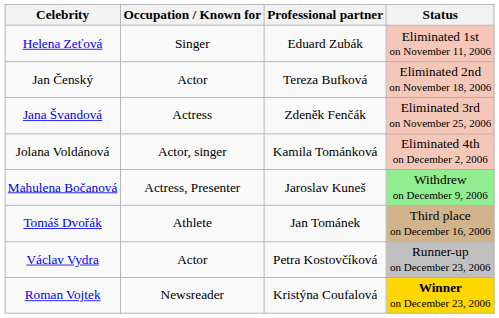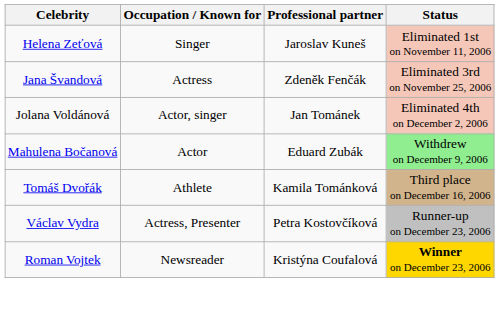(325, 43) Eduard Zubák -> (325, 43) Jaroslav Kuneš
- row: (63, 79)
(325, 151) Kamila Tománková -> (325, 115) Jan Tománek
(192, 187) Actress, Presenter -> (192, 151) Actor
(325, 187) Jaroslav Kuneš -> (325, 151) Eduard Zubák
(325, 223) Jan Tománek -> (325, 187) Kamila Tománková
(192, 259) Actor -> (192, 223) Actress, Presenter
